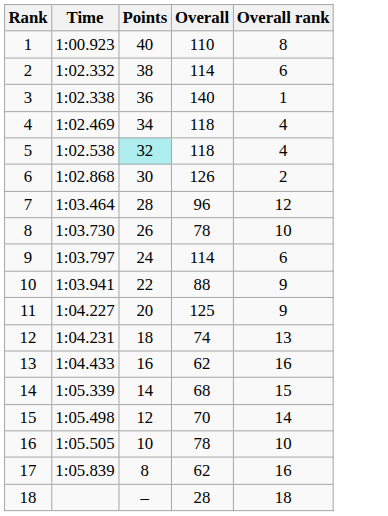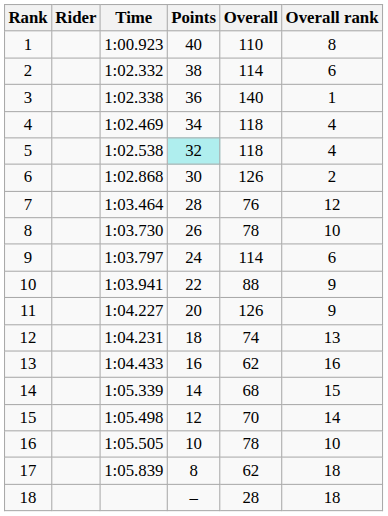+ column: (76, 17)
(202, 204) 96 -> (251, 204) 76
(202, 310) 125 -> (251, 310) 126
(283, 470) 16 -> (332, 470) 18
